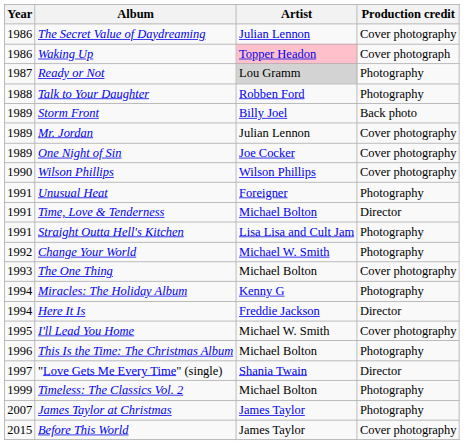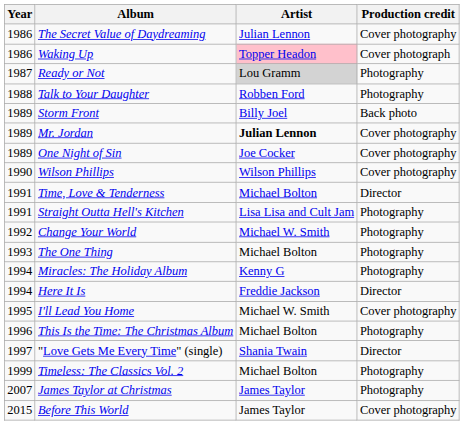(275, 133) normal -> (278, 133) bold
- row: (73, 192)
(408, 271) Cover photography -> (392, 251) Photography
